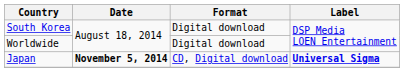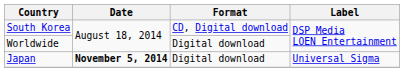(219, 28) Digital download -> (230, 28) CD, Digital download
(230, 59) CD, Digital download -> (219, 59) Digital download
(336, 59) bold -> (336, 59) normal
